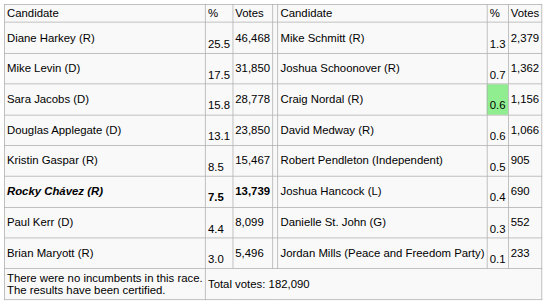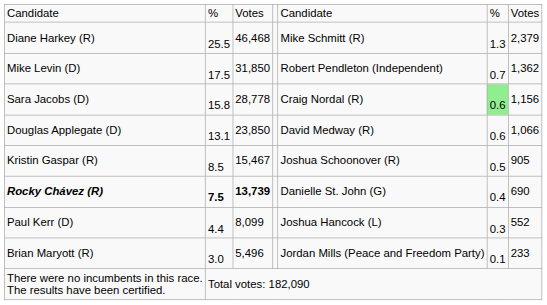(340, 68) Joshua Schoonover (R) -> (362, 68) Robert Pendleton (Independent)
(362, 161) Robert Pendleton (Independent) -> (340, 161) Joshua Schoonover (R)
(331, 191) Joshua Hancock (L) -> (333, 191) Danielle St. John (G)
(333, 222) Danielle St. John (G) -> (331, 222) Joshua Hancock (L)
